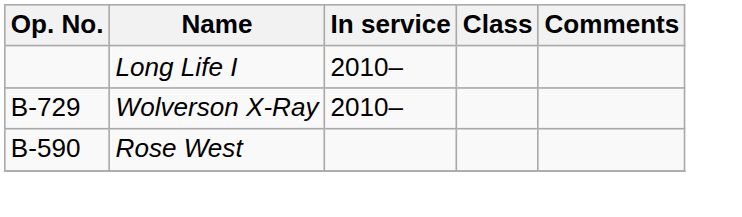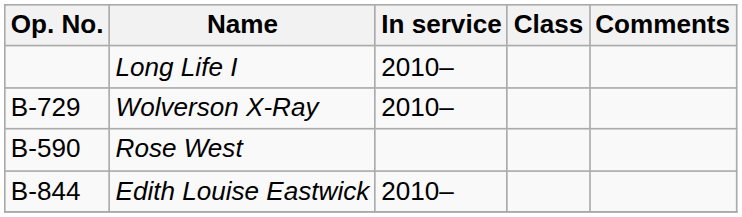+ row: (242, 190)
